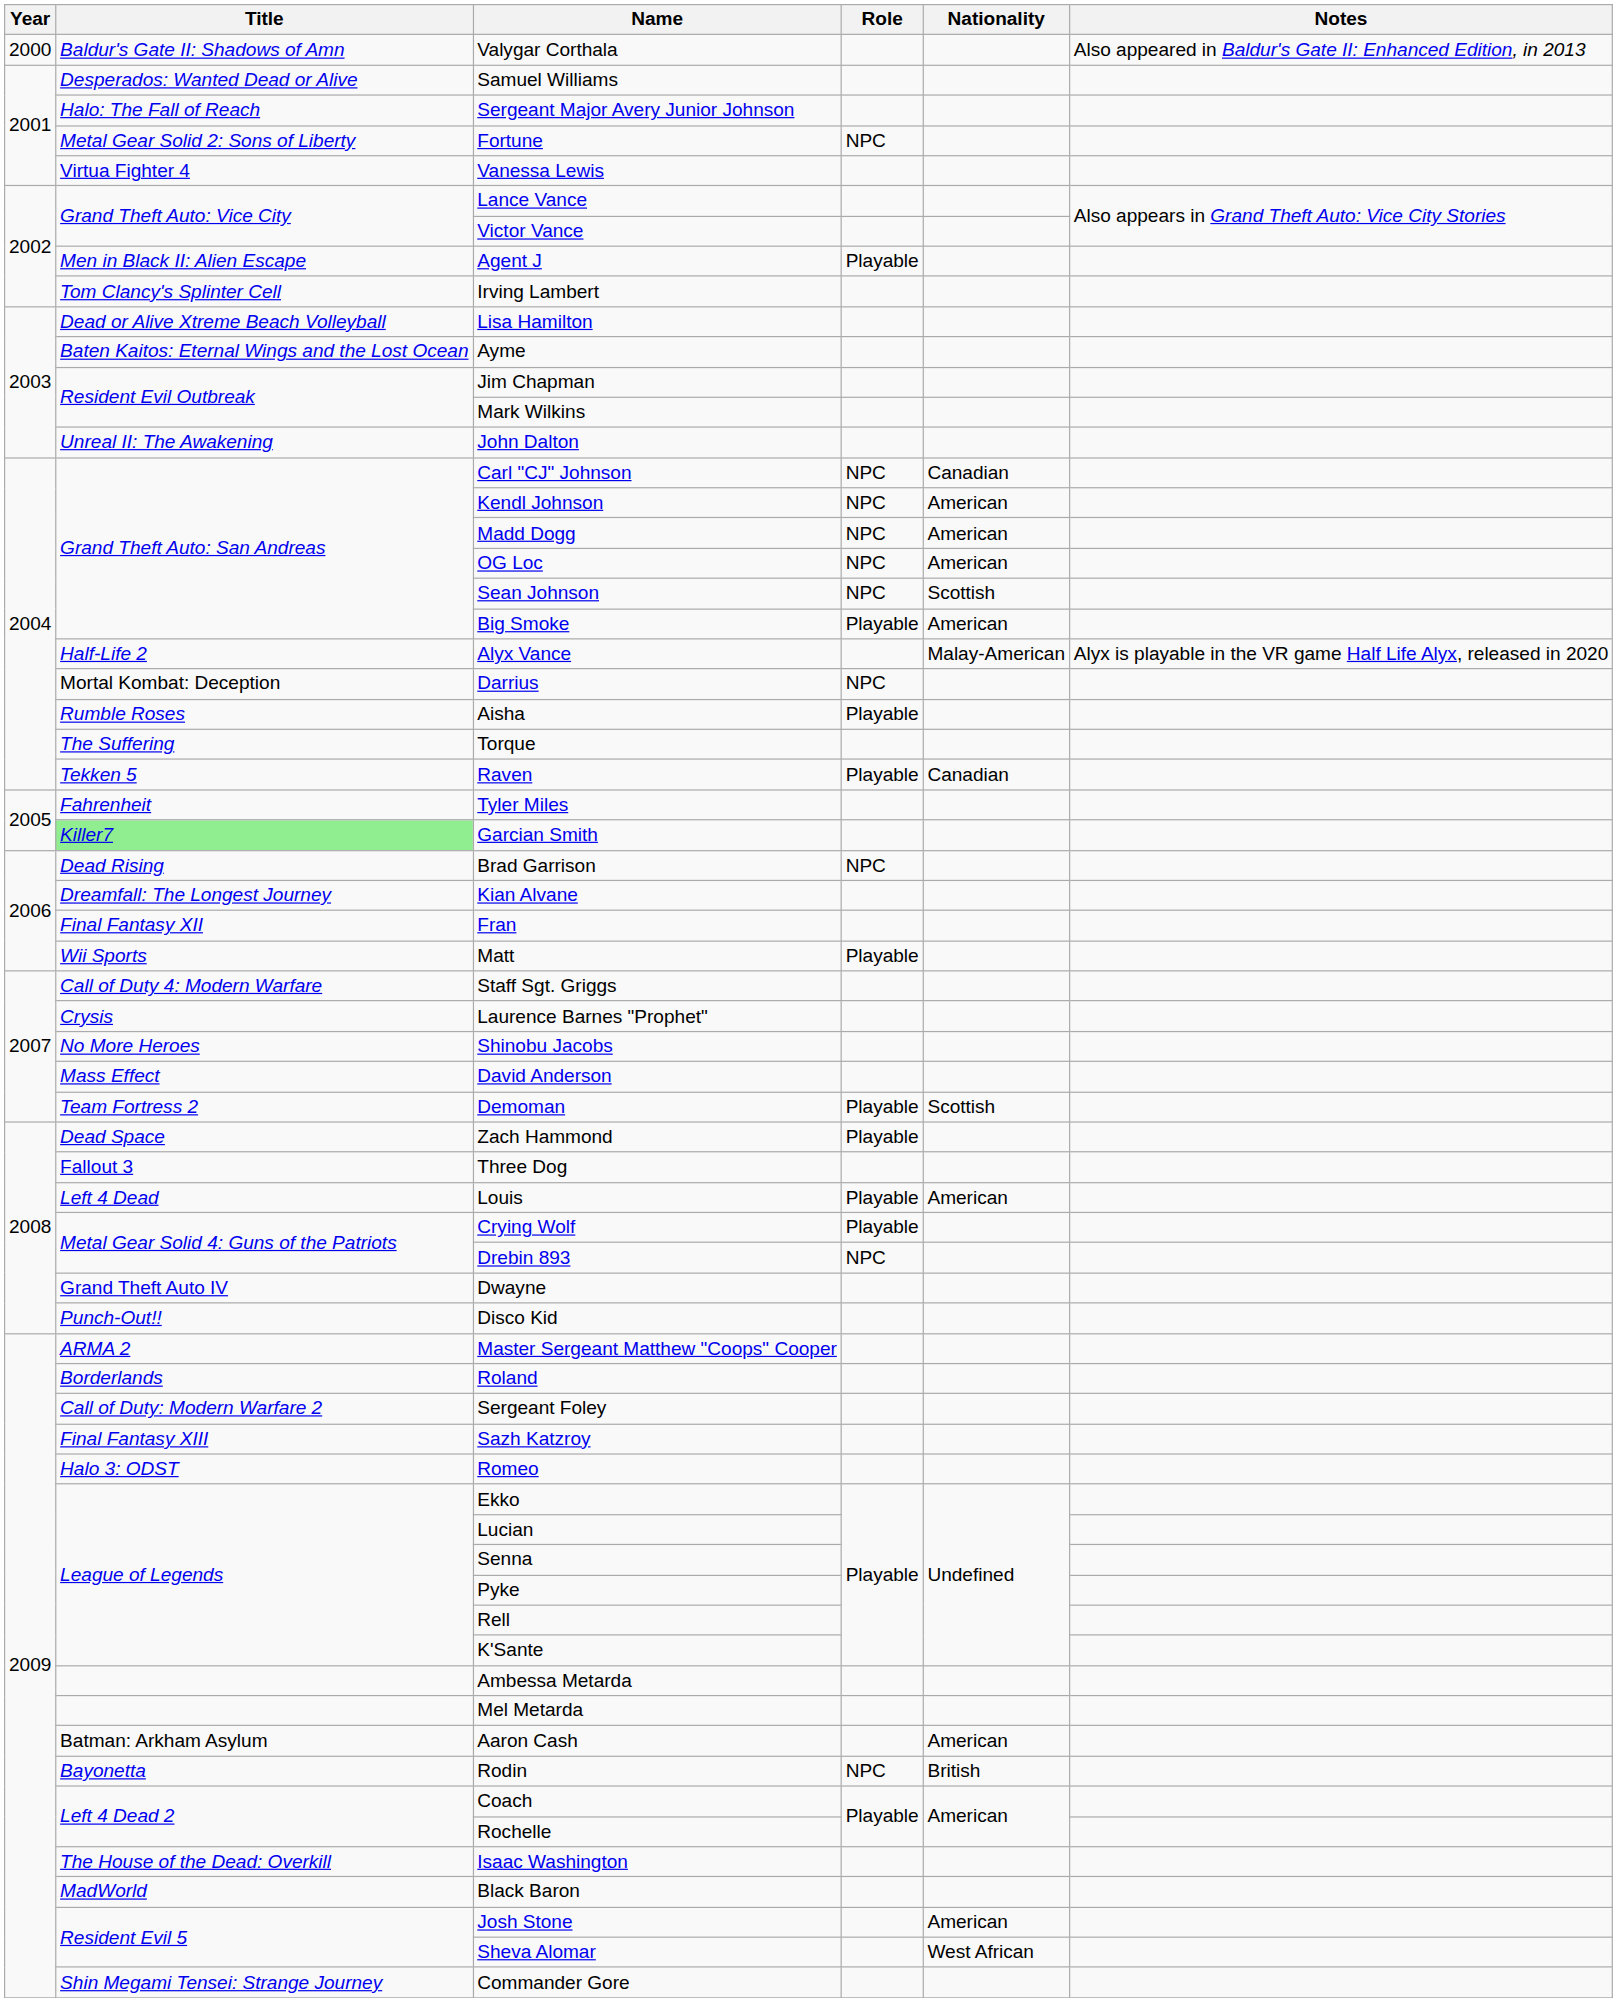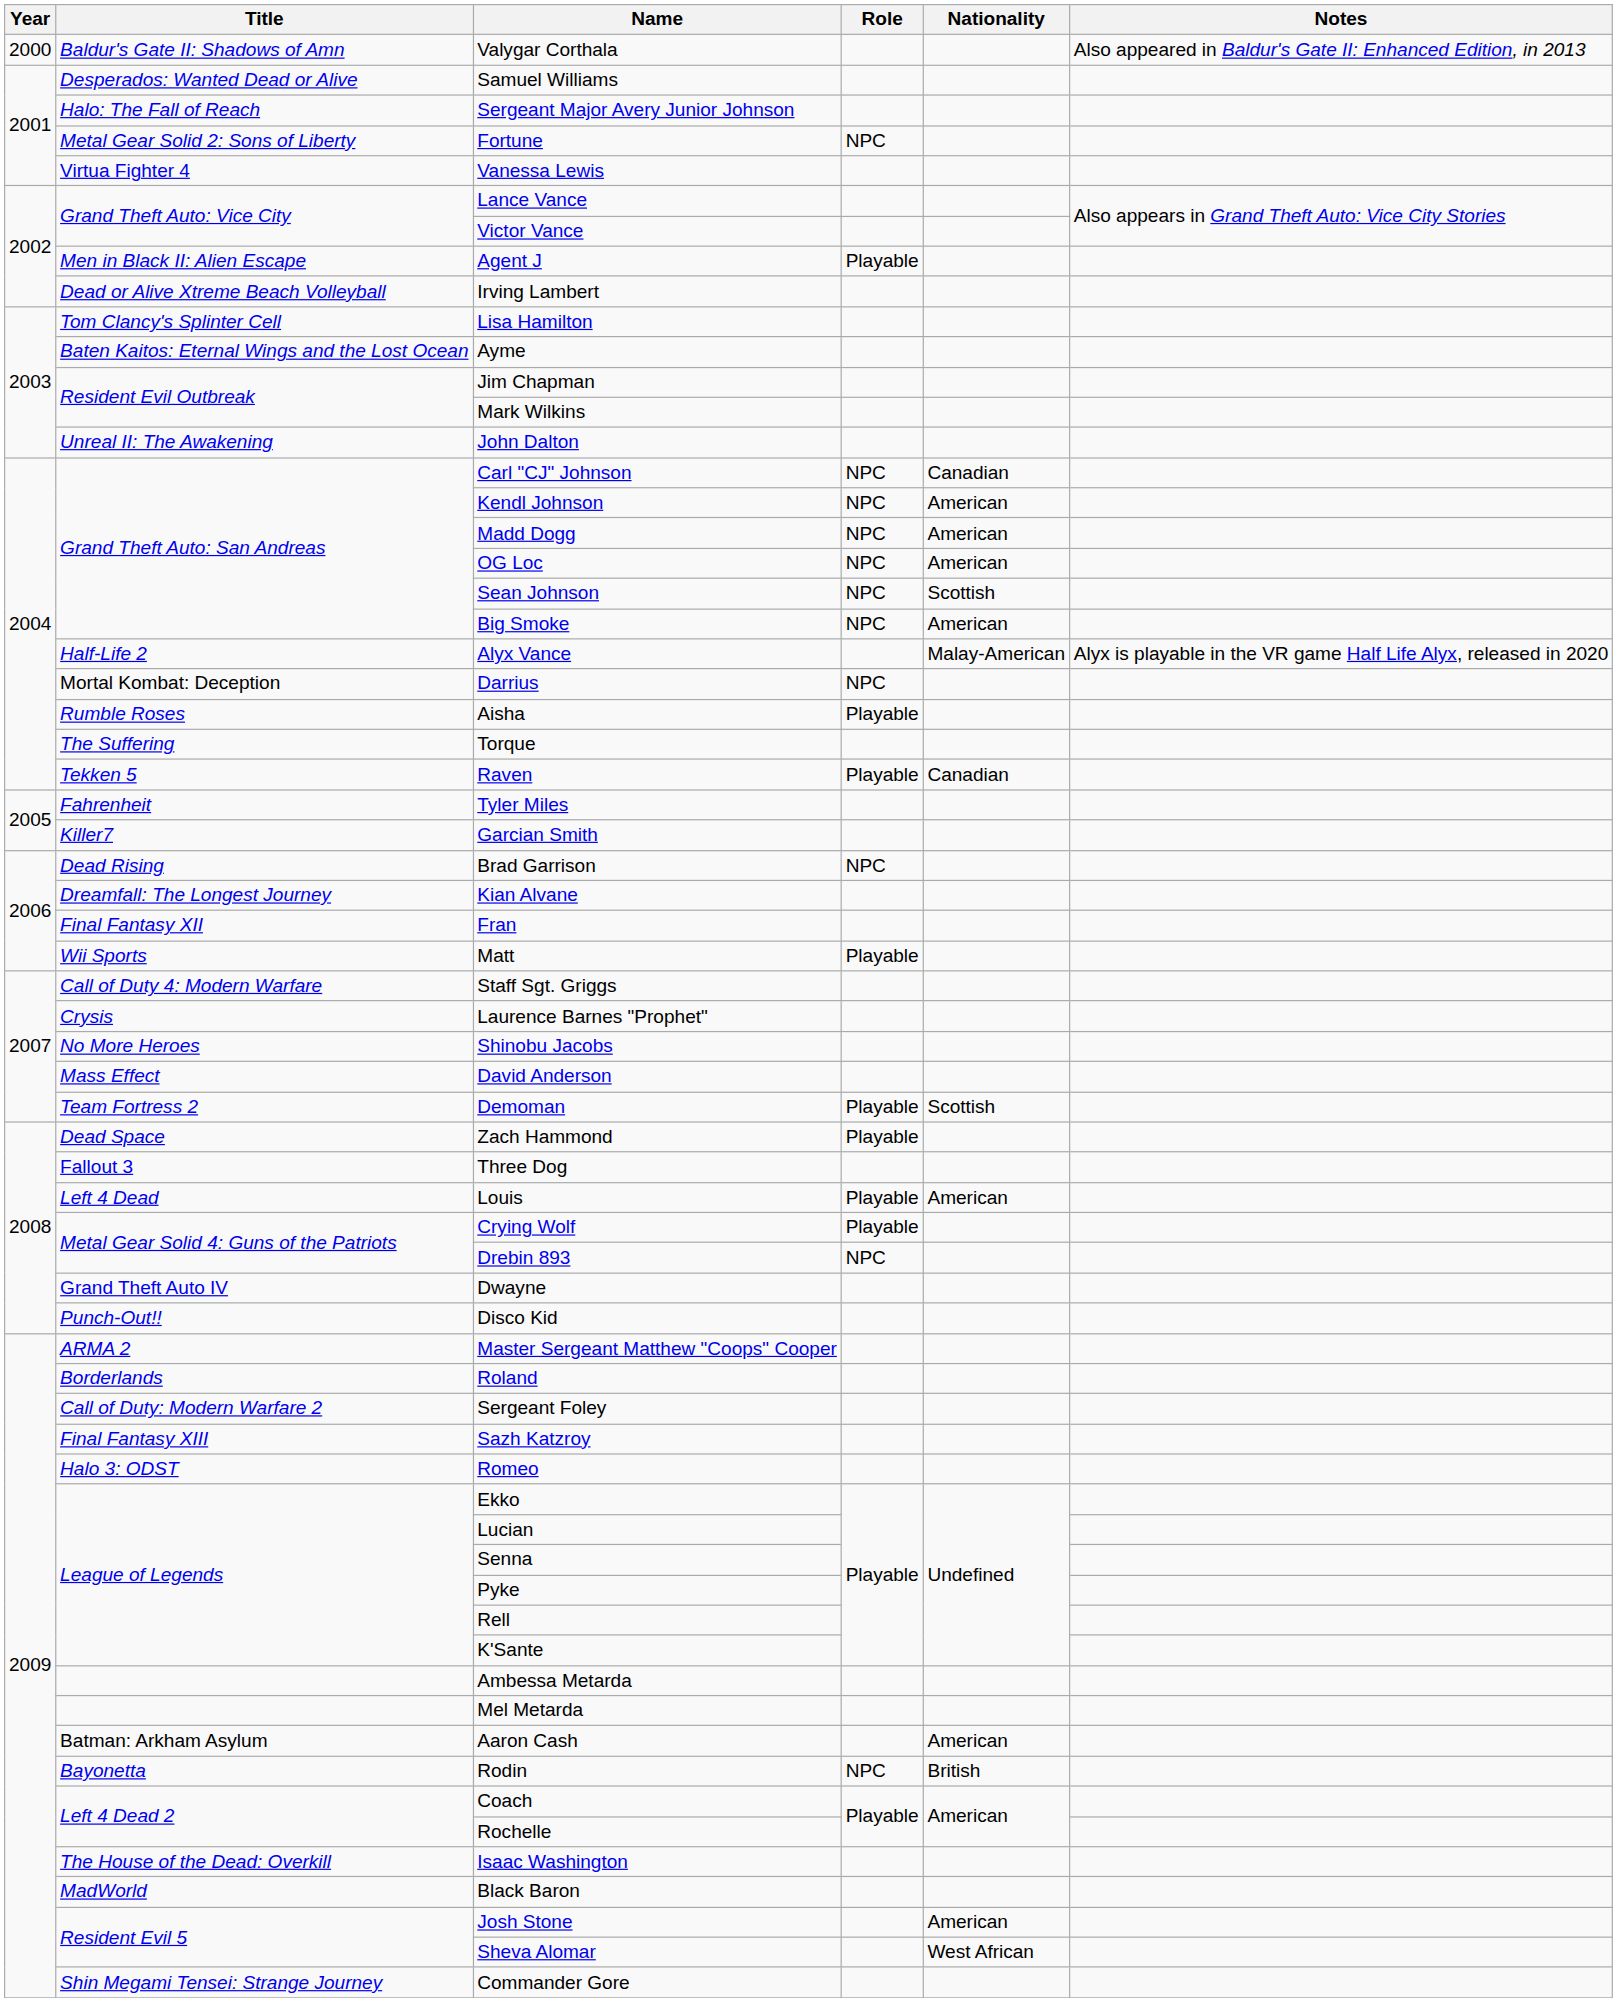(171, 291) Tom Clancy's Splinter Cell -> (223, 291) Dead or Alive Xtreme Beach Volleyball
(223, 321) Dead or Alive Xtreme Beach Volleyball -> (171, 321) Tom Clancy's Splinter Cell
(882, 623) Playable -> (866, 623) NPC
(87, 834) lightgreen background -> (87, 834) no background
